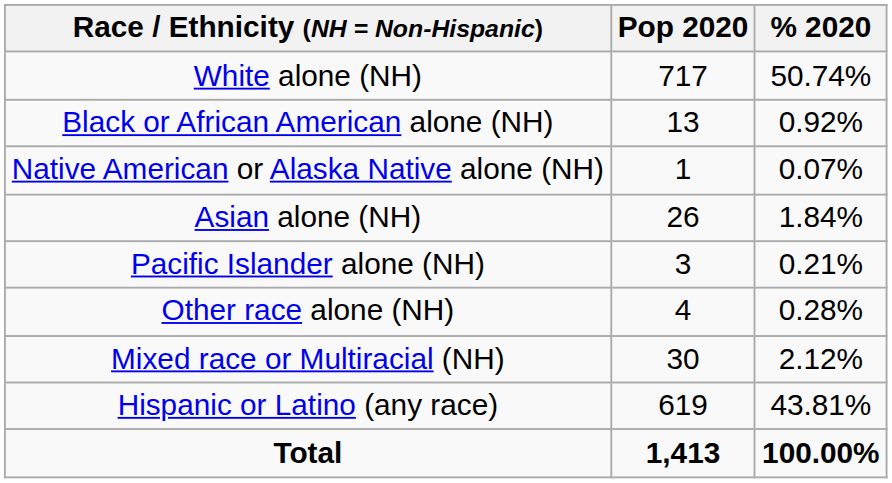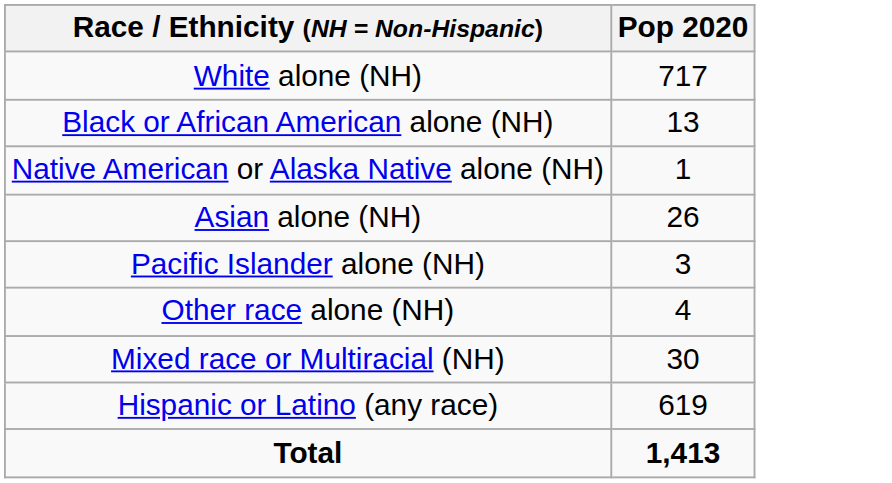- column: (821, 28)
